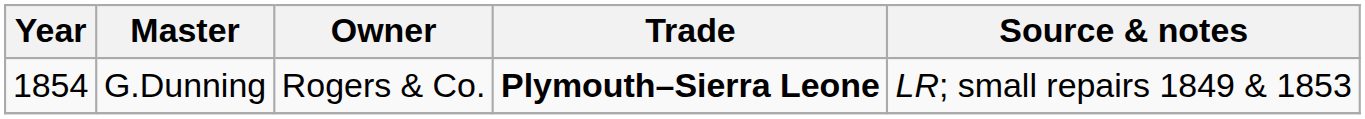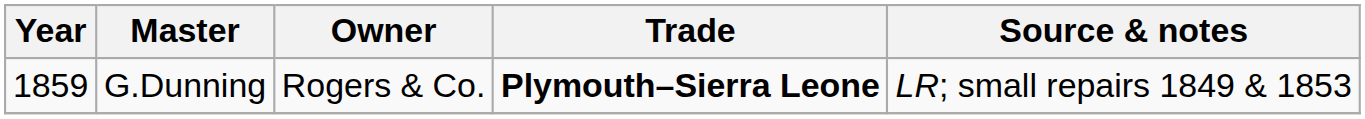(51, 85) 1854 -> (51, 85) 1859
